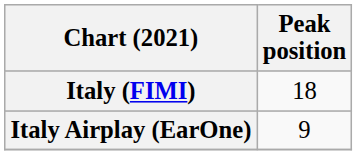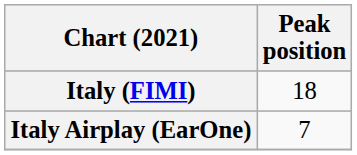(304, 129) 9 -> (304, 129) 7
